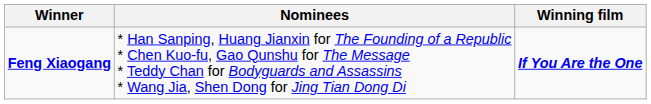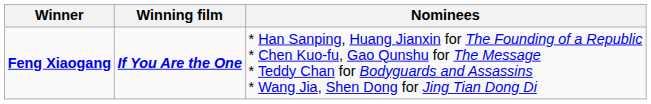columns swapped: (580, 15) <-> (315, 15)
